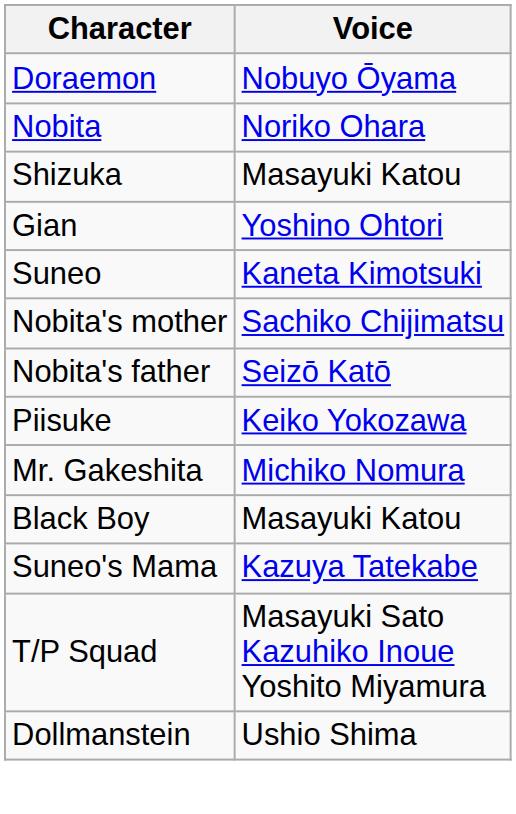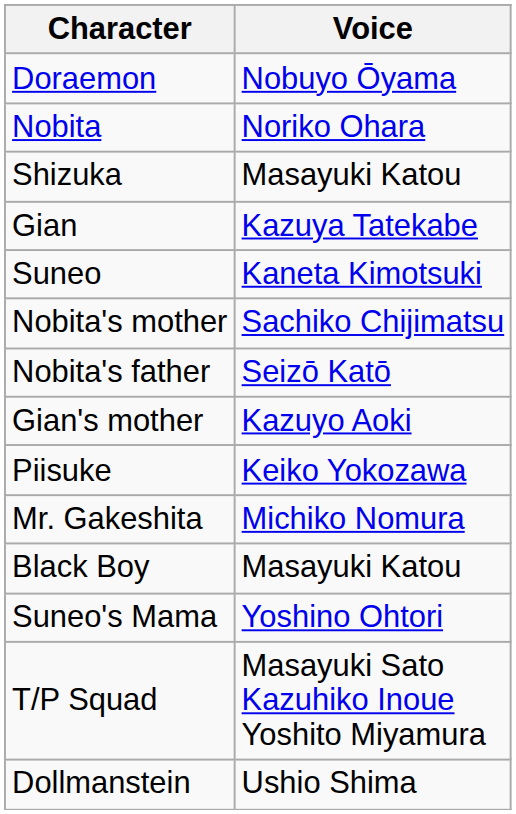(342, 224) Yoshino Ohtori -> (360, 224) Kazuya Tatekabe
+ row: (108, 420)
(360, 567) Kazuya Tatekabe -> (342, 616) Yoshino Ohtori
